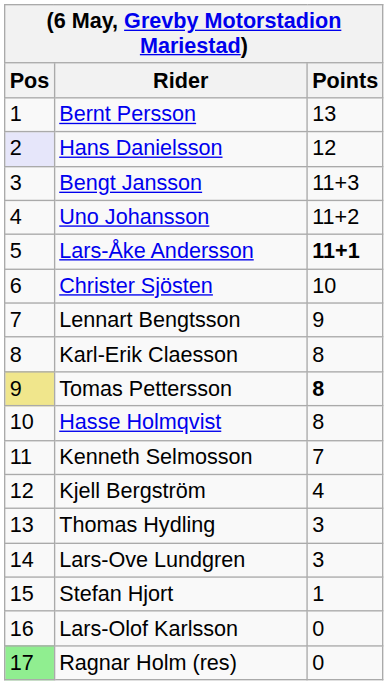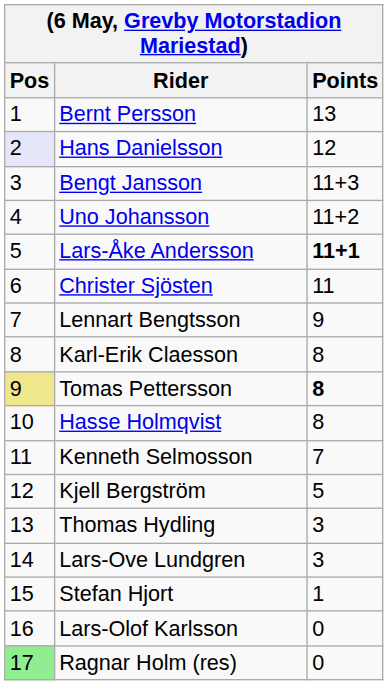(324, 285) 10 -> (323, 285) 11
(318, 491) 4 -> (318, 491) 5
